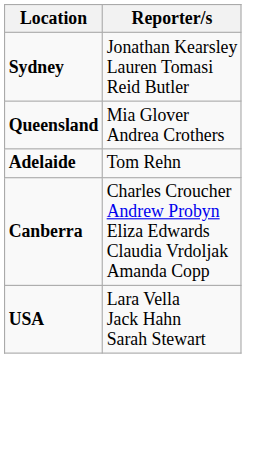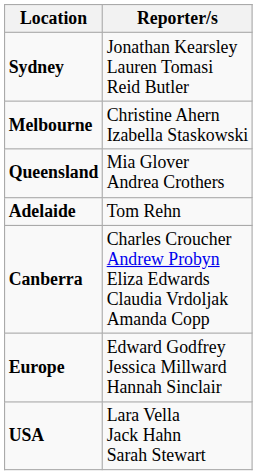+ row: (51, 124)
+ row: (37, 367)
